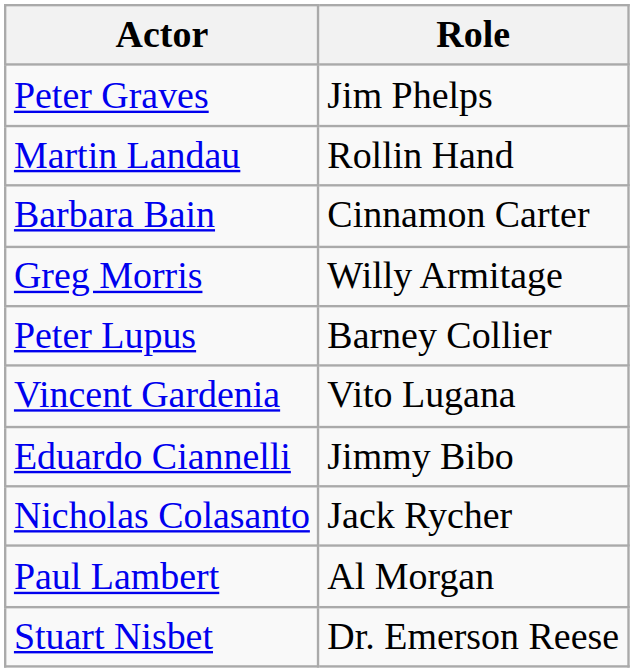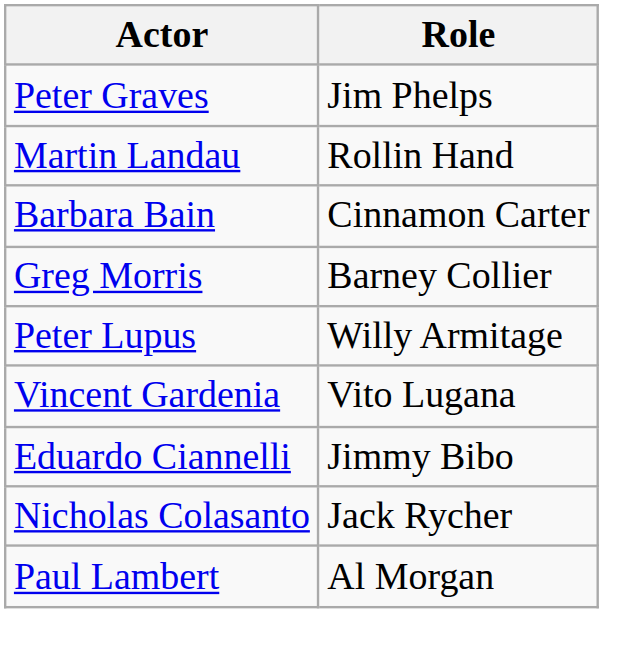(445, 275) Willy Armitage -> (440, 275) Barney Collier
(440, 335) Barney Collier -> (445, 335) Willy Armitage
- row: (113, 635)
